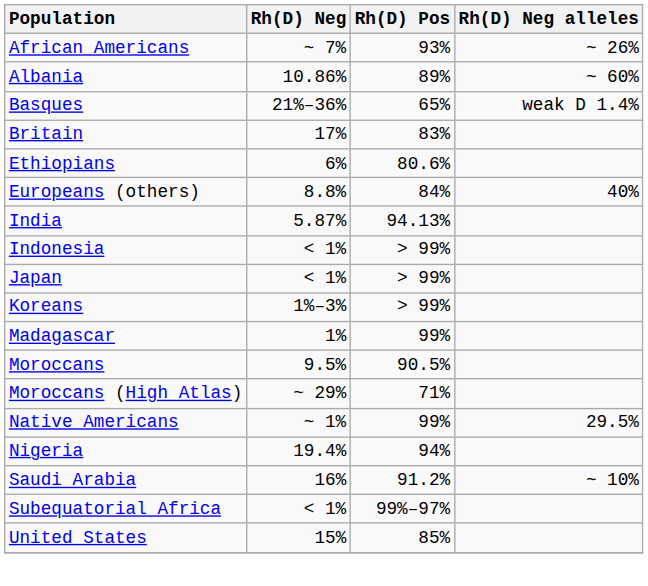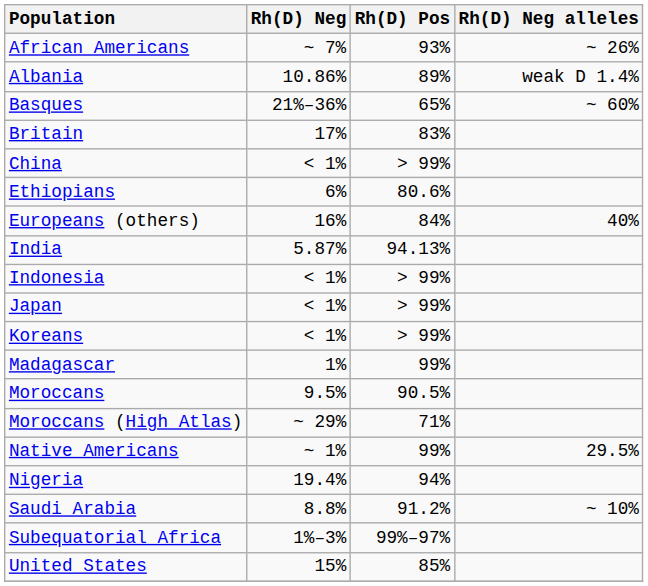(612, 77) ~ 60% -> (581, 77) weak D 1.4%
(581, 106) weak D 1.4% -> (612, 106) ~ 60%
+ row: (35, 163)
(325, 192) 8.8% -> (330, 221) 16%
(320, 307) 1%–3% -> (325, 336) < 1%
(330, 480) 16% -> (325, 509) 8.8%
(325, 509) < 1% -> (320, 538) 1%–3%
